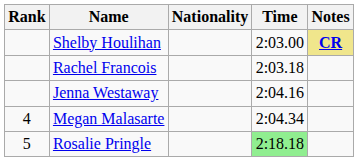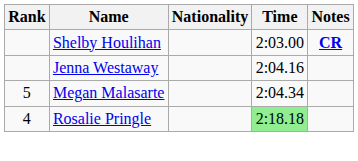(331, 42) khaki background -> (331, 42) no background
- row: (105, 67)
(27, 118) 4 -> (27, 93) 5
(27, 144) 5 -> (27, 118) 4
